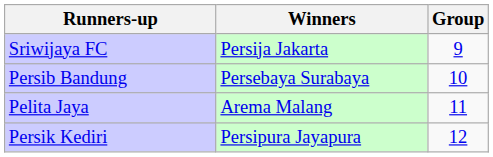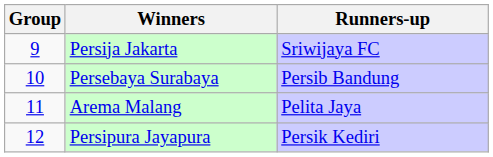columns swapped: (458, 19) <-> (110, 19)
